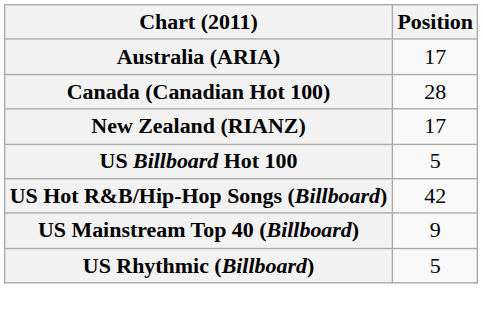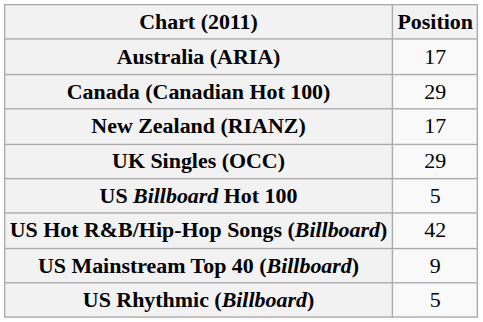(435, 91) 28 -> (435, 91) 29
+ row: (199, 160)
